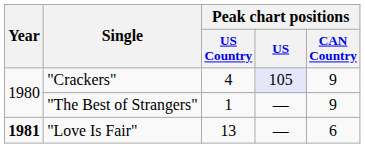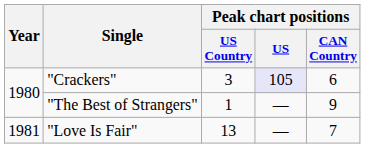(228, 80) 4 -> (228, 80) 3
(333, 80) 9 -> (333, 80) 6
(24, 130) bold -> (24, 130) normal
(333, 130) 6 -> (333, 130) 7
